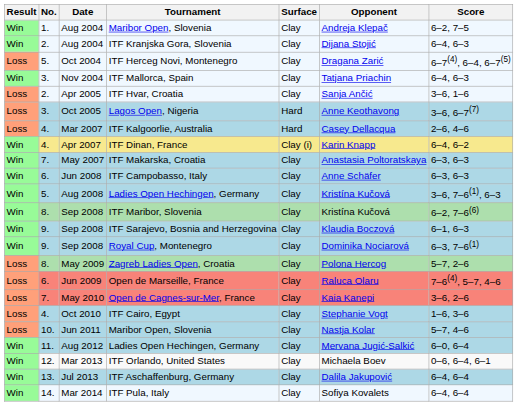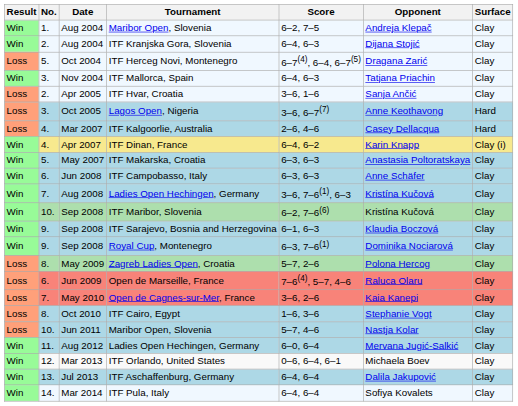columns swapped: (299, 11) <-> (471, 11)
(45, 160) 7. -> (45, 160) 5.
(45, 193) 5. -> (45, 193) 7.
(45, 211) 8. -> (48, 211) 10.
(45, 313) 4. -> (45, 313) 8.
